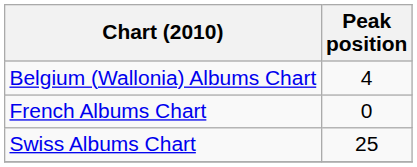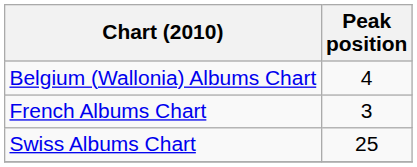(367, 111) 0 -> (367, 111) 3
